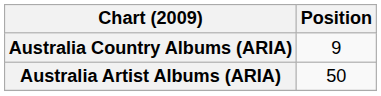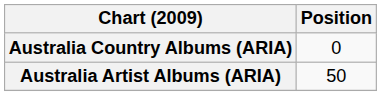(336, 47) 9 -> (336, 47) 0
